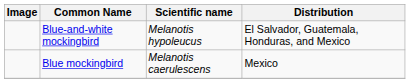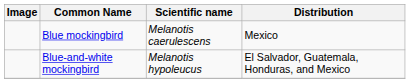rows swapped: (83, 64) <-> (77, 35)
